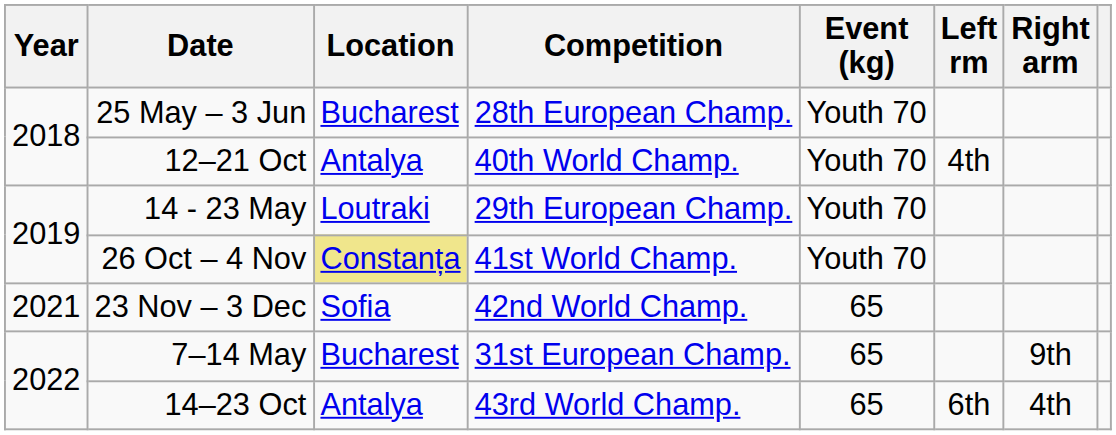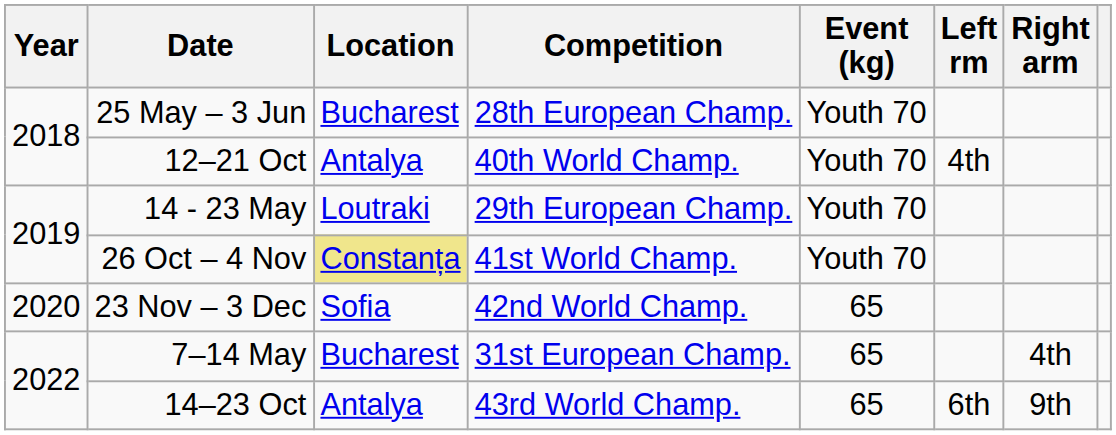(46, 307) 2021 -> (46, 307) 2020
(1051, 355) 9th -> (1051, 355) 4th
(1051, 404) 4th -> (1051, 404) 9th
